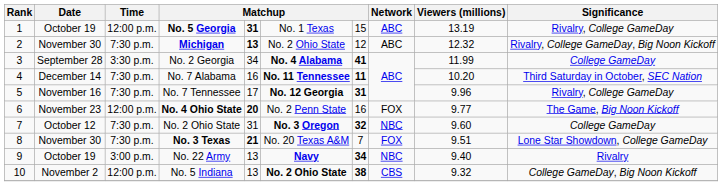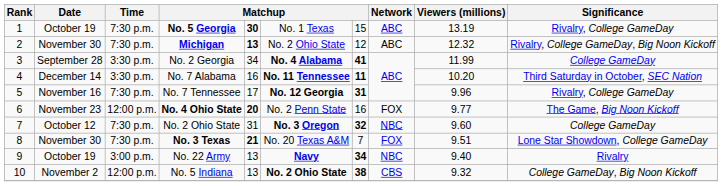(132, 28) 12:00 p.m. -> (132, 28) 7:30 p.m.
(253, 28) 31 -> (253, 28) 30
(132, 76) 7:30 p.m. -> (132, 76) 3:30 p.m.
